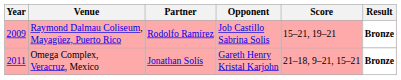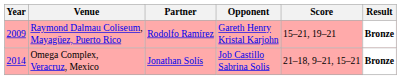(244, 34) Job Castillo Sabrina Solis -> (248, 34) Gareth Henry Kristal Karjohn
(16, 61) 2011 -> (16, 61) 2014
(248, 61) Gareth Henry Kristal Karjohn -> (244, 61) Job Castillo Sabrina Solis
